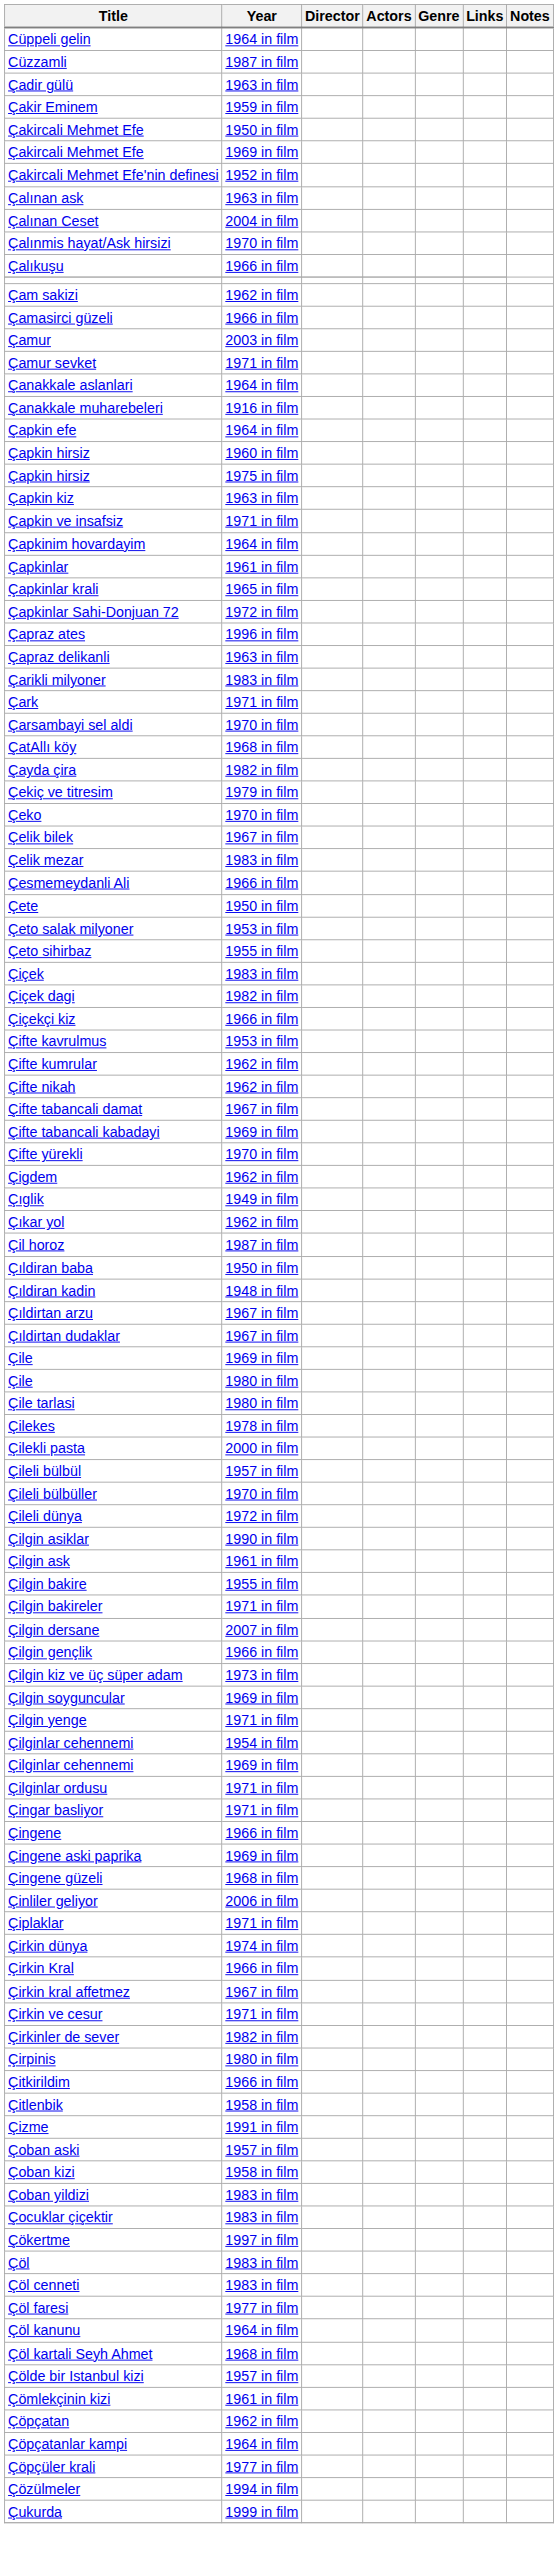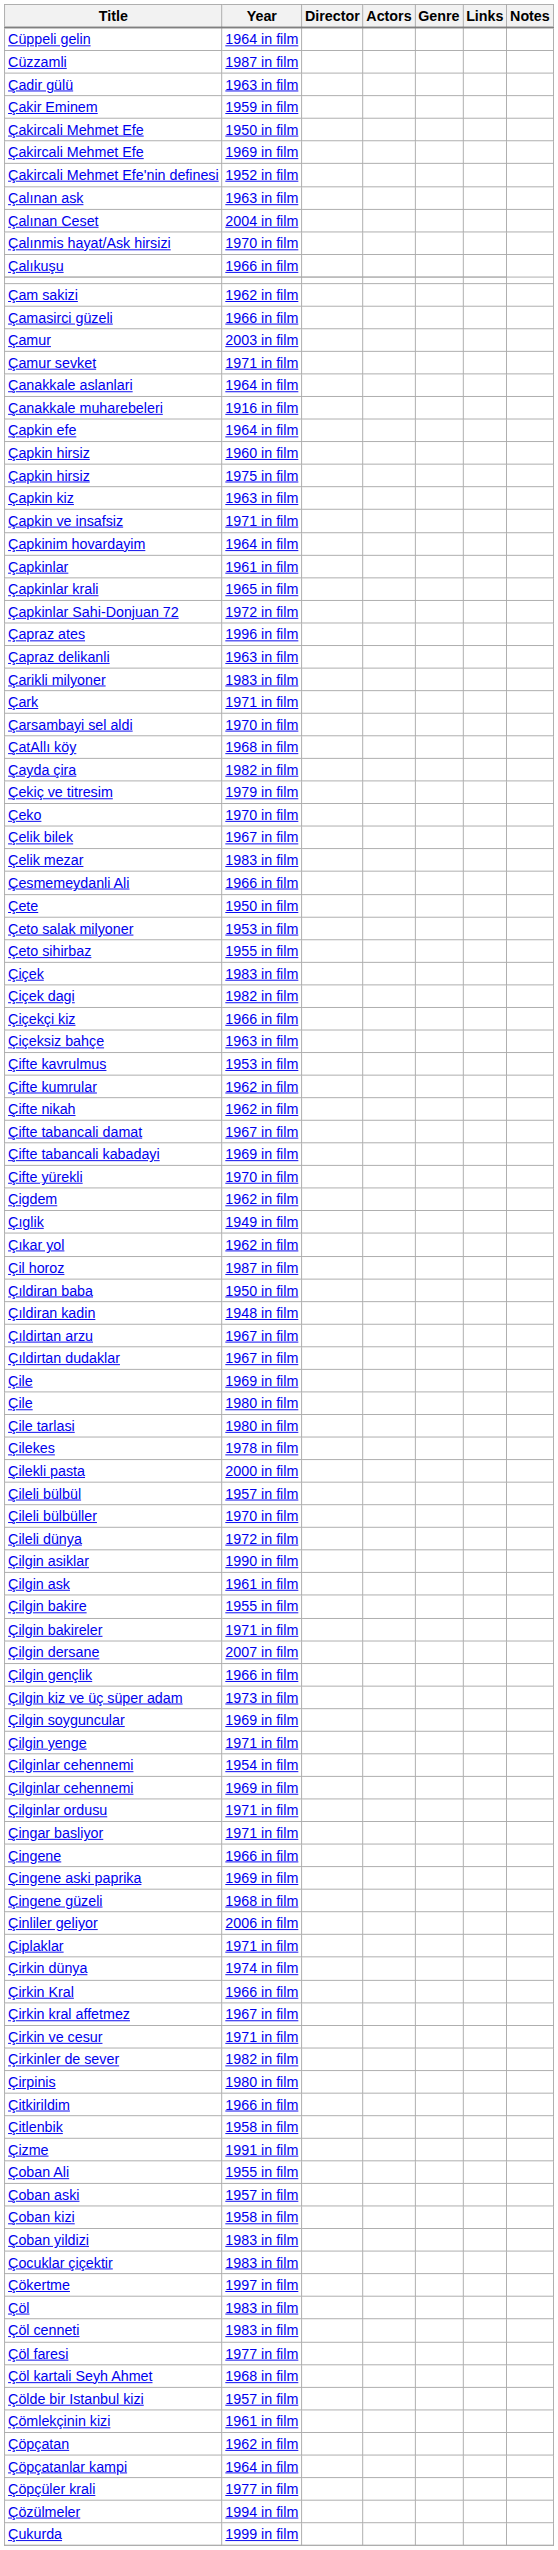+ row: (56, 1041)
+ row: (39, 2172)
- row: (44, 2330)
